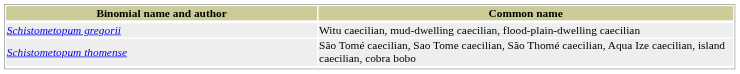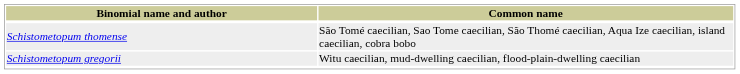rows swapped: (64, 30) <-> (67, 52)
